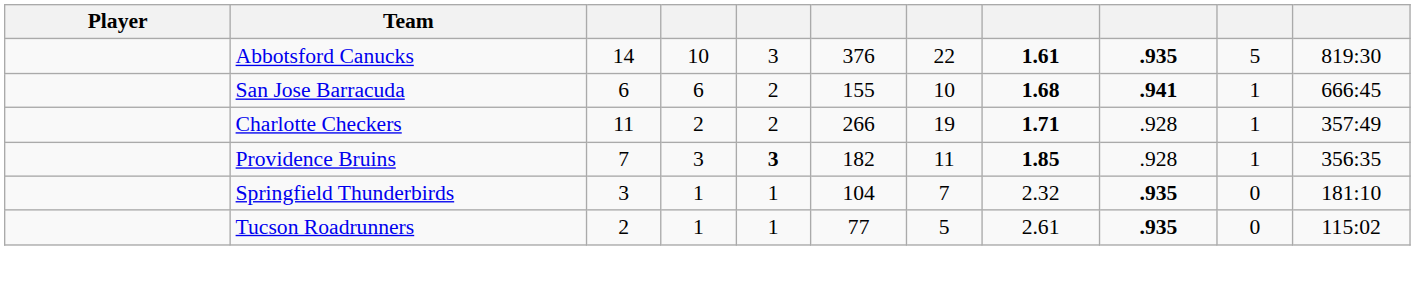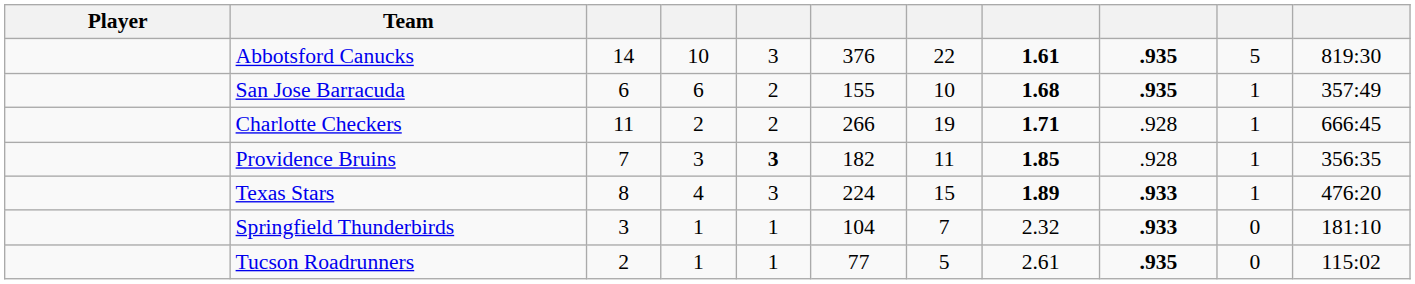(1159, 90) .941 -> (1159, 90) .935
(1351, 90) 666:45 -> (1351, 90) 357:49
(1351, 124) 357:49 -> (1351, 124) 666:45
+ row: (285, 192)
(1159, 192) .935 -> (1159, 227) .933
